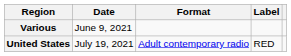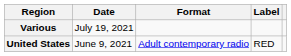(103, 28) June 9, 2021 -> (104, 28) July 19, 2021
(104, 43) July 19, 2021 -> (103, 43) June 9, 2021
